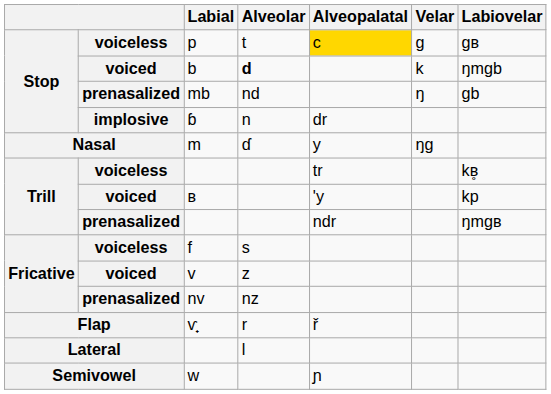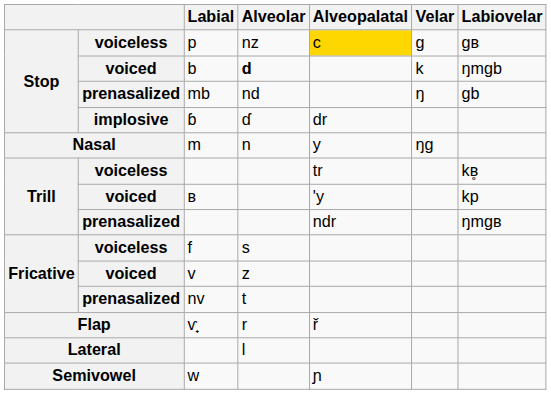(244, 42) t -> (250, 42) nz
(246, 119) n -> (246, 119) ɗ
(246, 145) ɗ -> (246, 145) n
(250, 299) nz -> (244, 299) t
